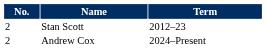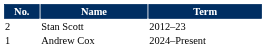(8, 40) 2 -> (8, 40) 1
